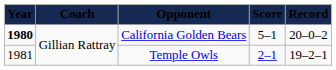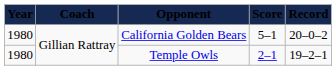(20, 34) bold -> (20, 34) normal
(20, 55) 1981 -> (20, 55) 1980
